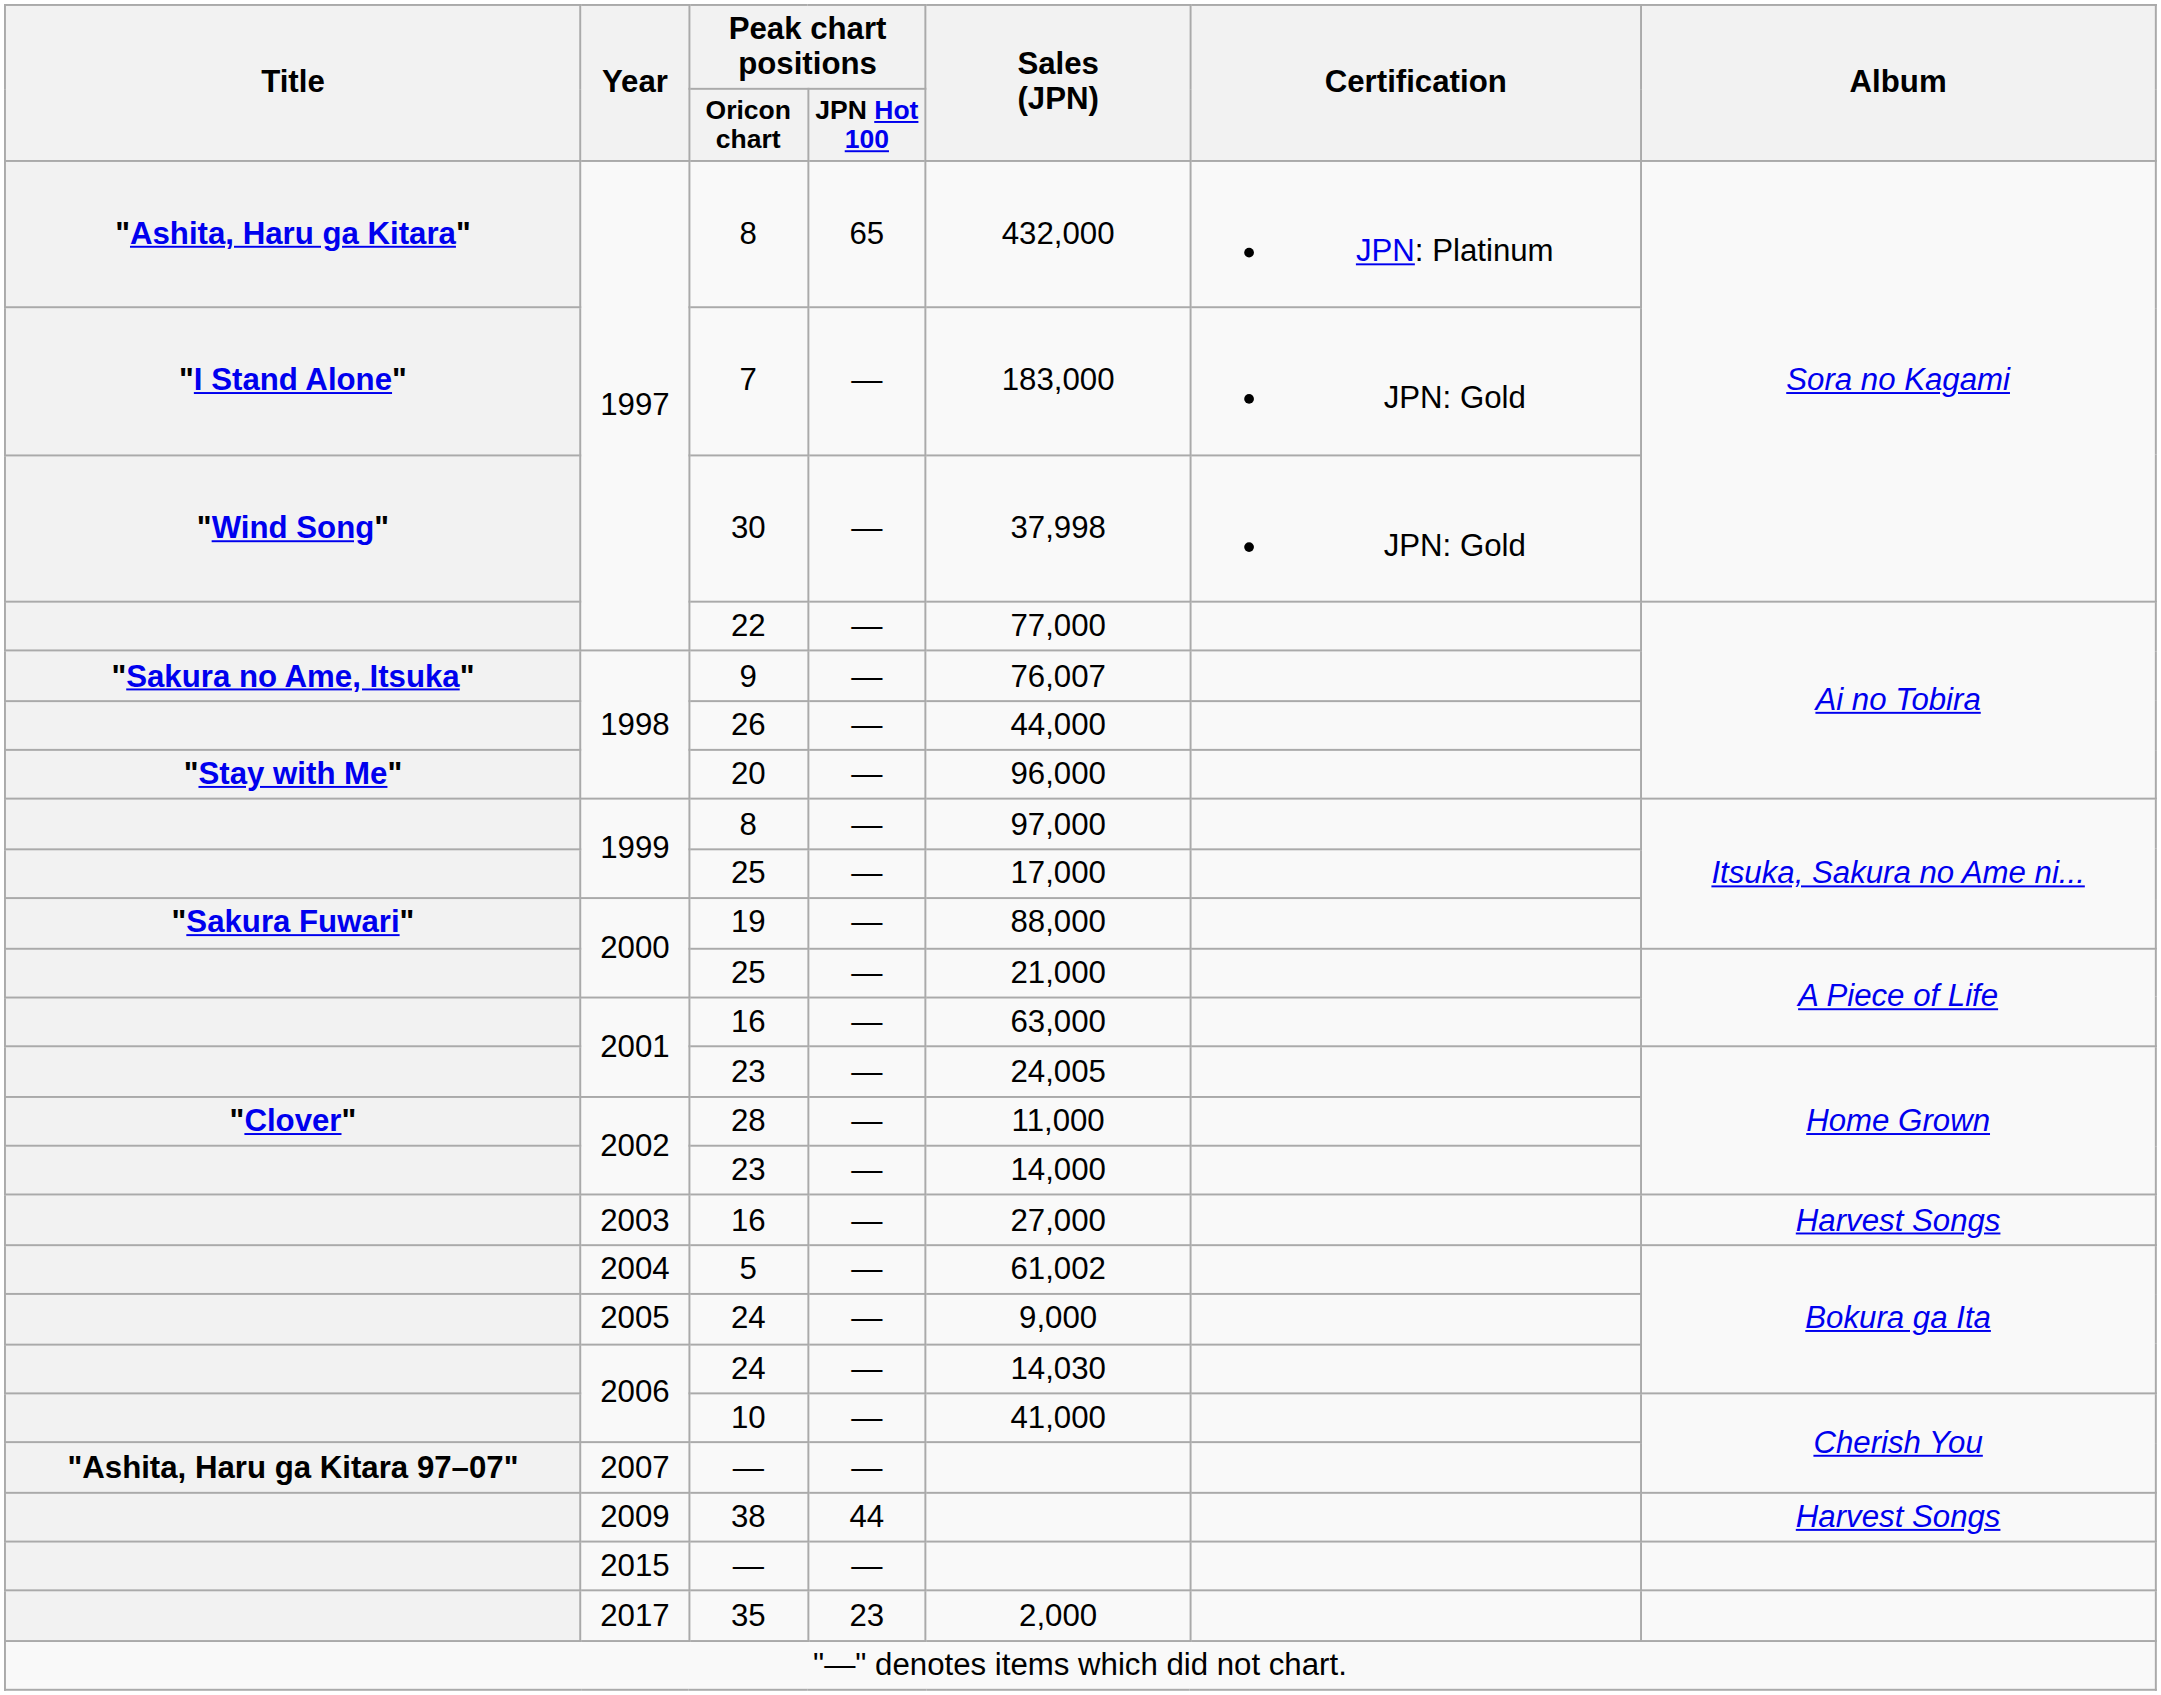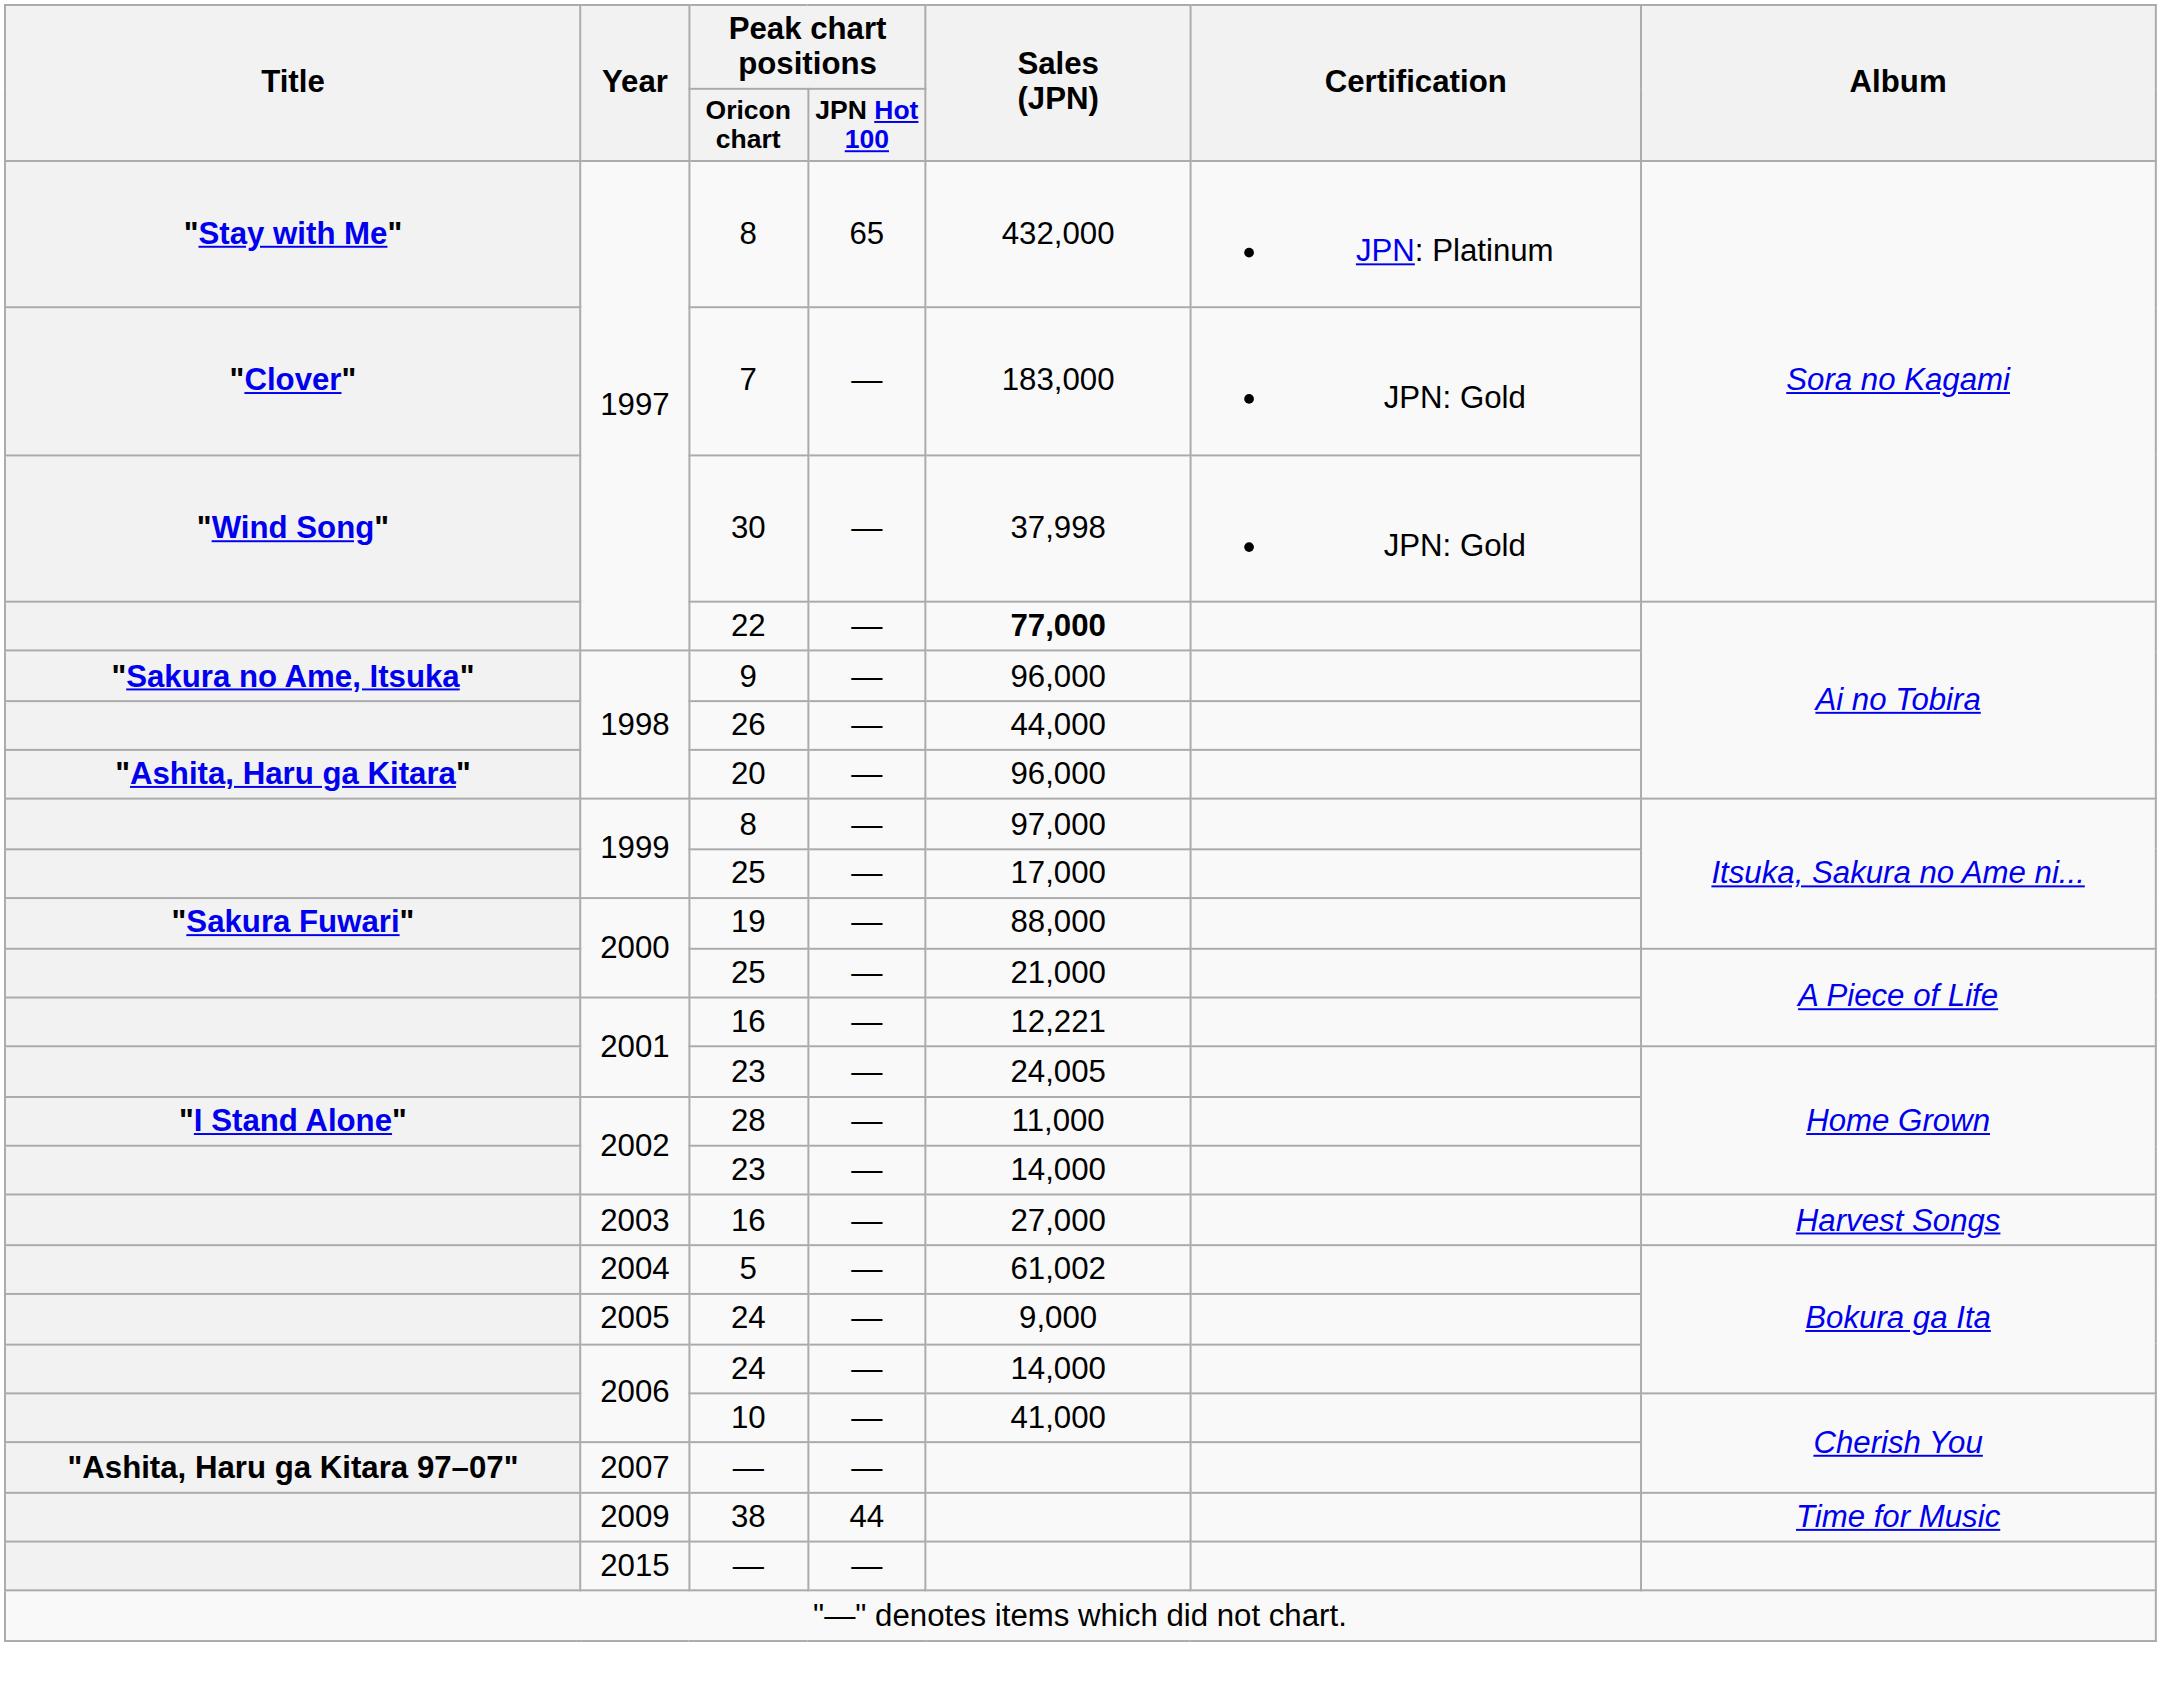(293, 233) "Ashita, Haru ga Kitara" -> (293, 233) "Stay with Me"
(293, 380) "I Stand Alone" -> (293, 380) "Clover"
(1058, 625) normal -> (1058, 625) bold
(1058, 675) 76,007 -> (1058, 675) 96,000
(293, 774) "Stay with Me" -> (293, 774) "Ashita, Haru ga Kitara"
(1058, 1021) 63,000 -> (1058, 1021) 12,221
(293, 1120) "Clover" -> (293, 1120) "I Stand Alone"
(1058, 1368) 14,030 -> (1058, 1368) 14,000
(1898, 1516) Harvest Songs -> (1898, 1516) Time for Music
- row: (635, 1615)
